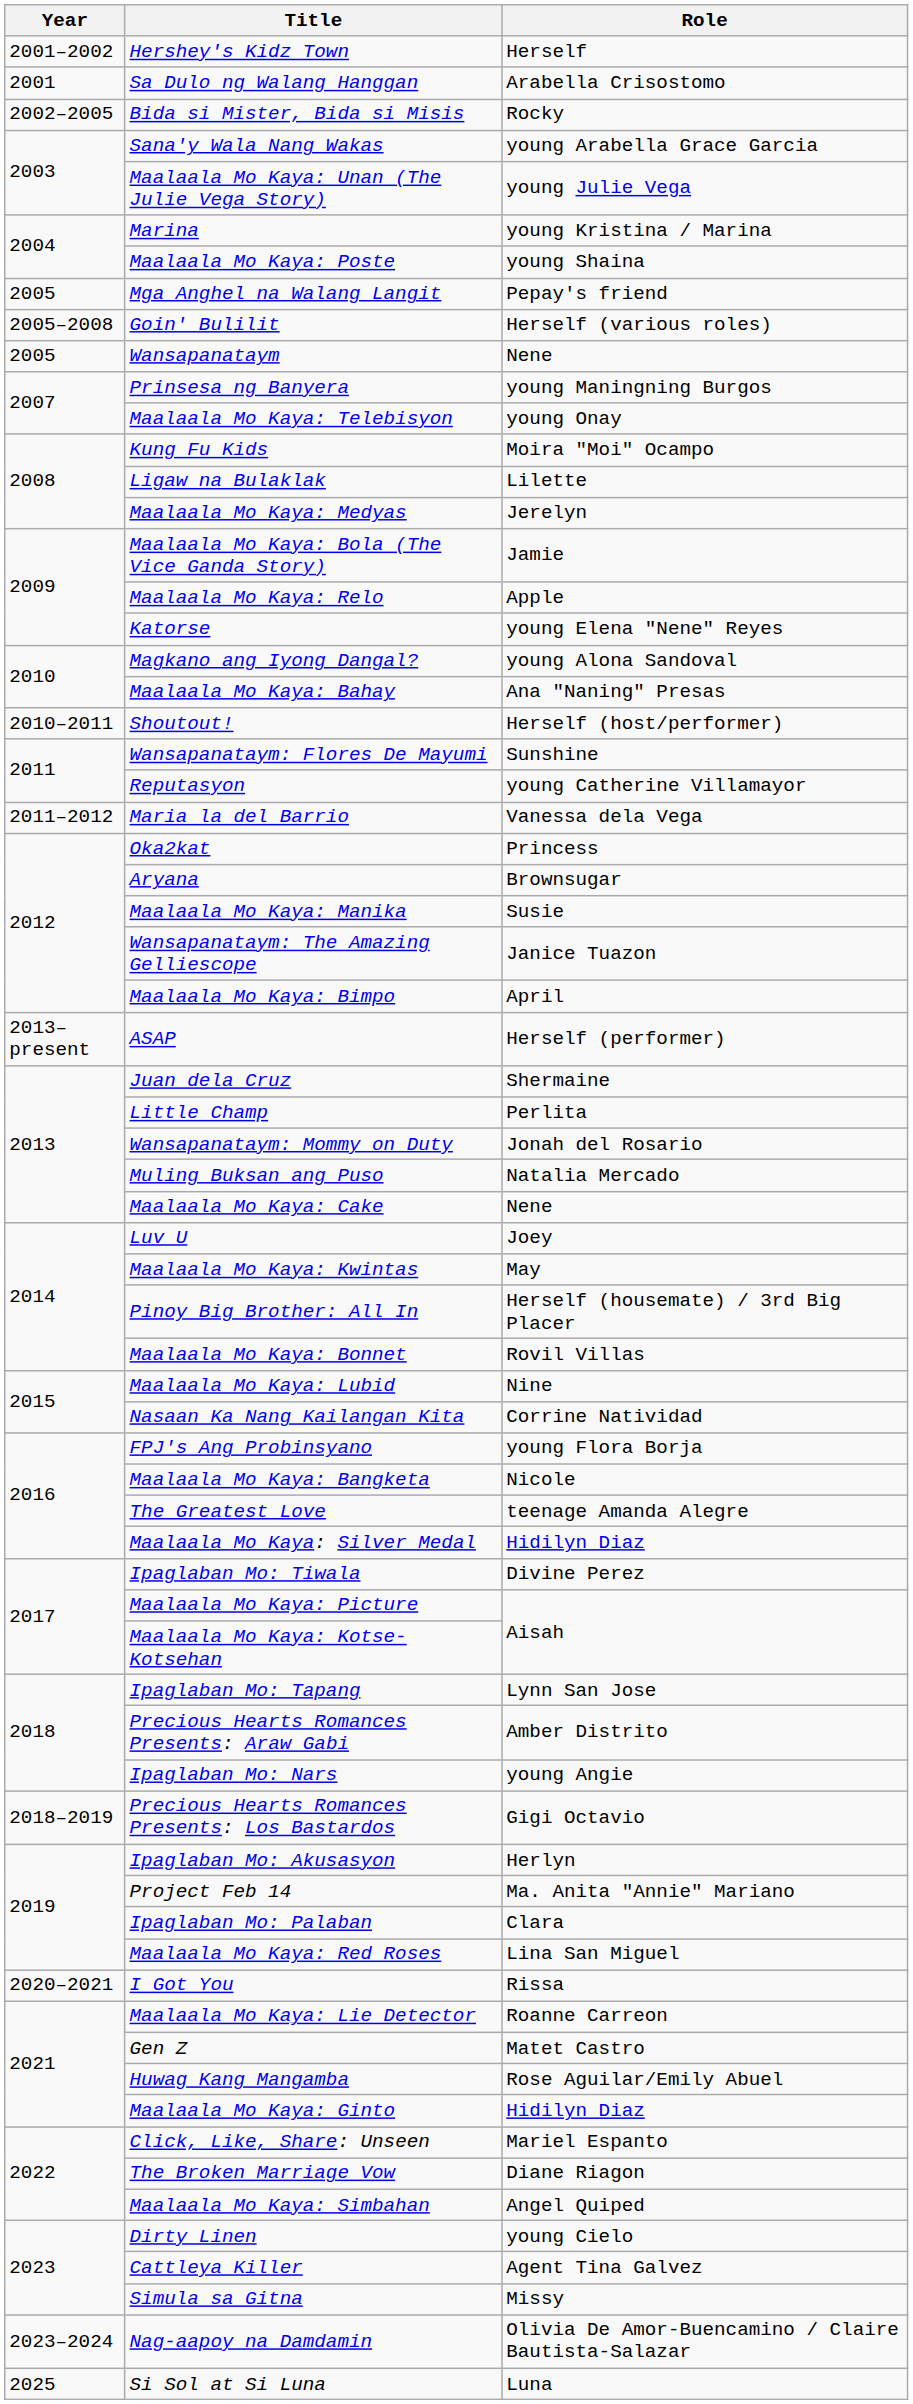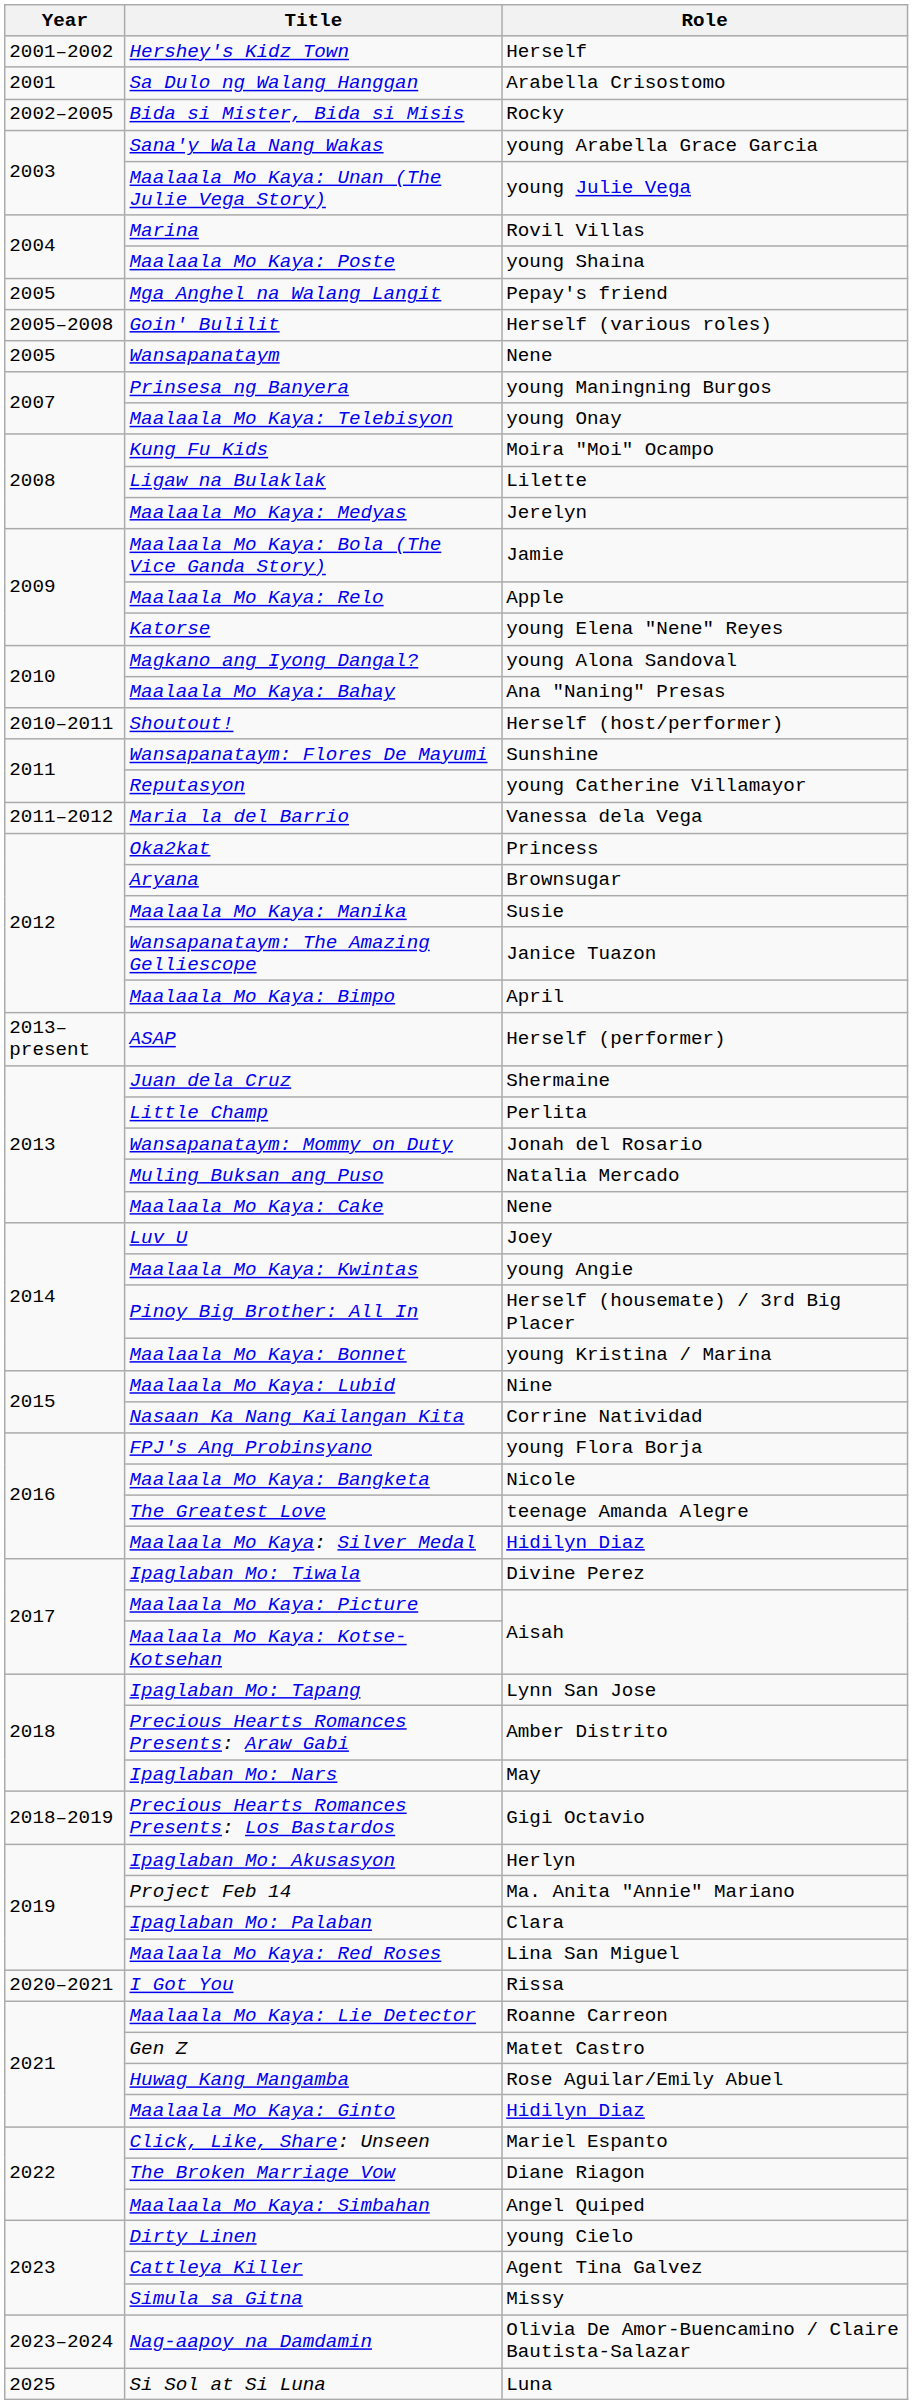(639, 231) young Kristina / Marina -> (576, 231) Rovil Villas
(524, 1269) May -> (570, 1269) young Angie
(576, 1354) Rovil Villas -> (639, 1354) young Kristina / Marina
(570, 1775) young Angie -> (524, 1775) May
